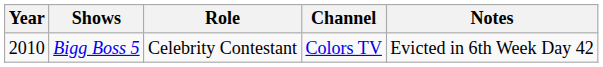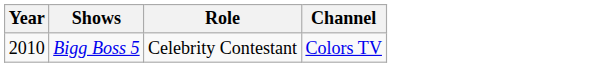- column: (492, 18)
